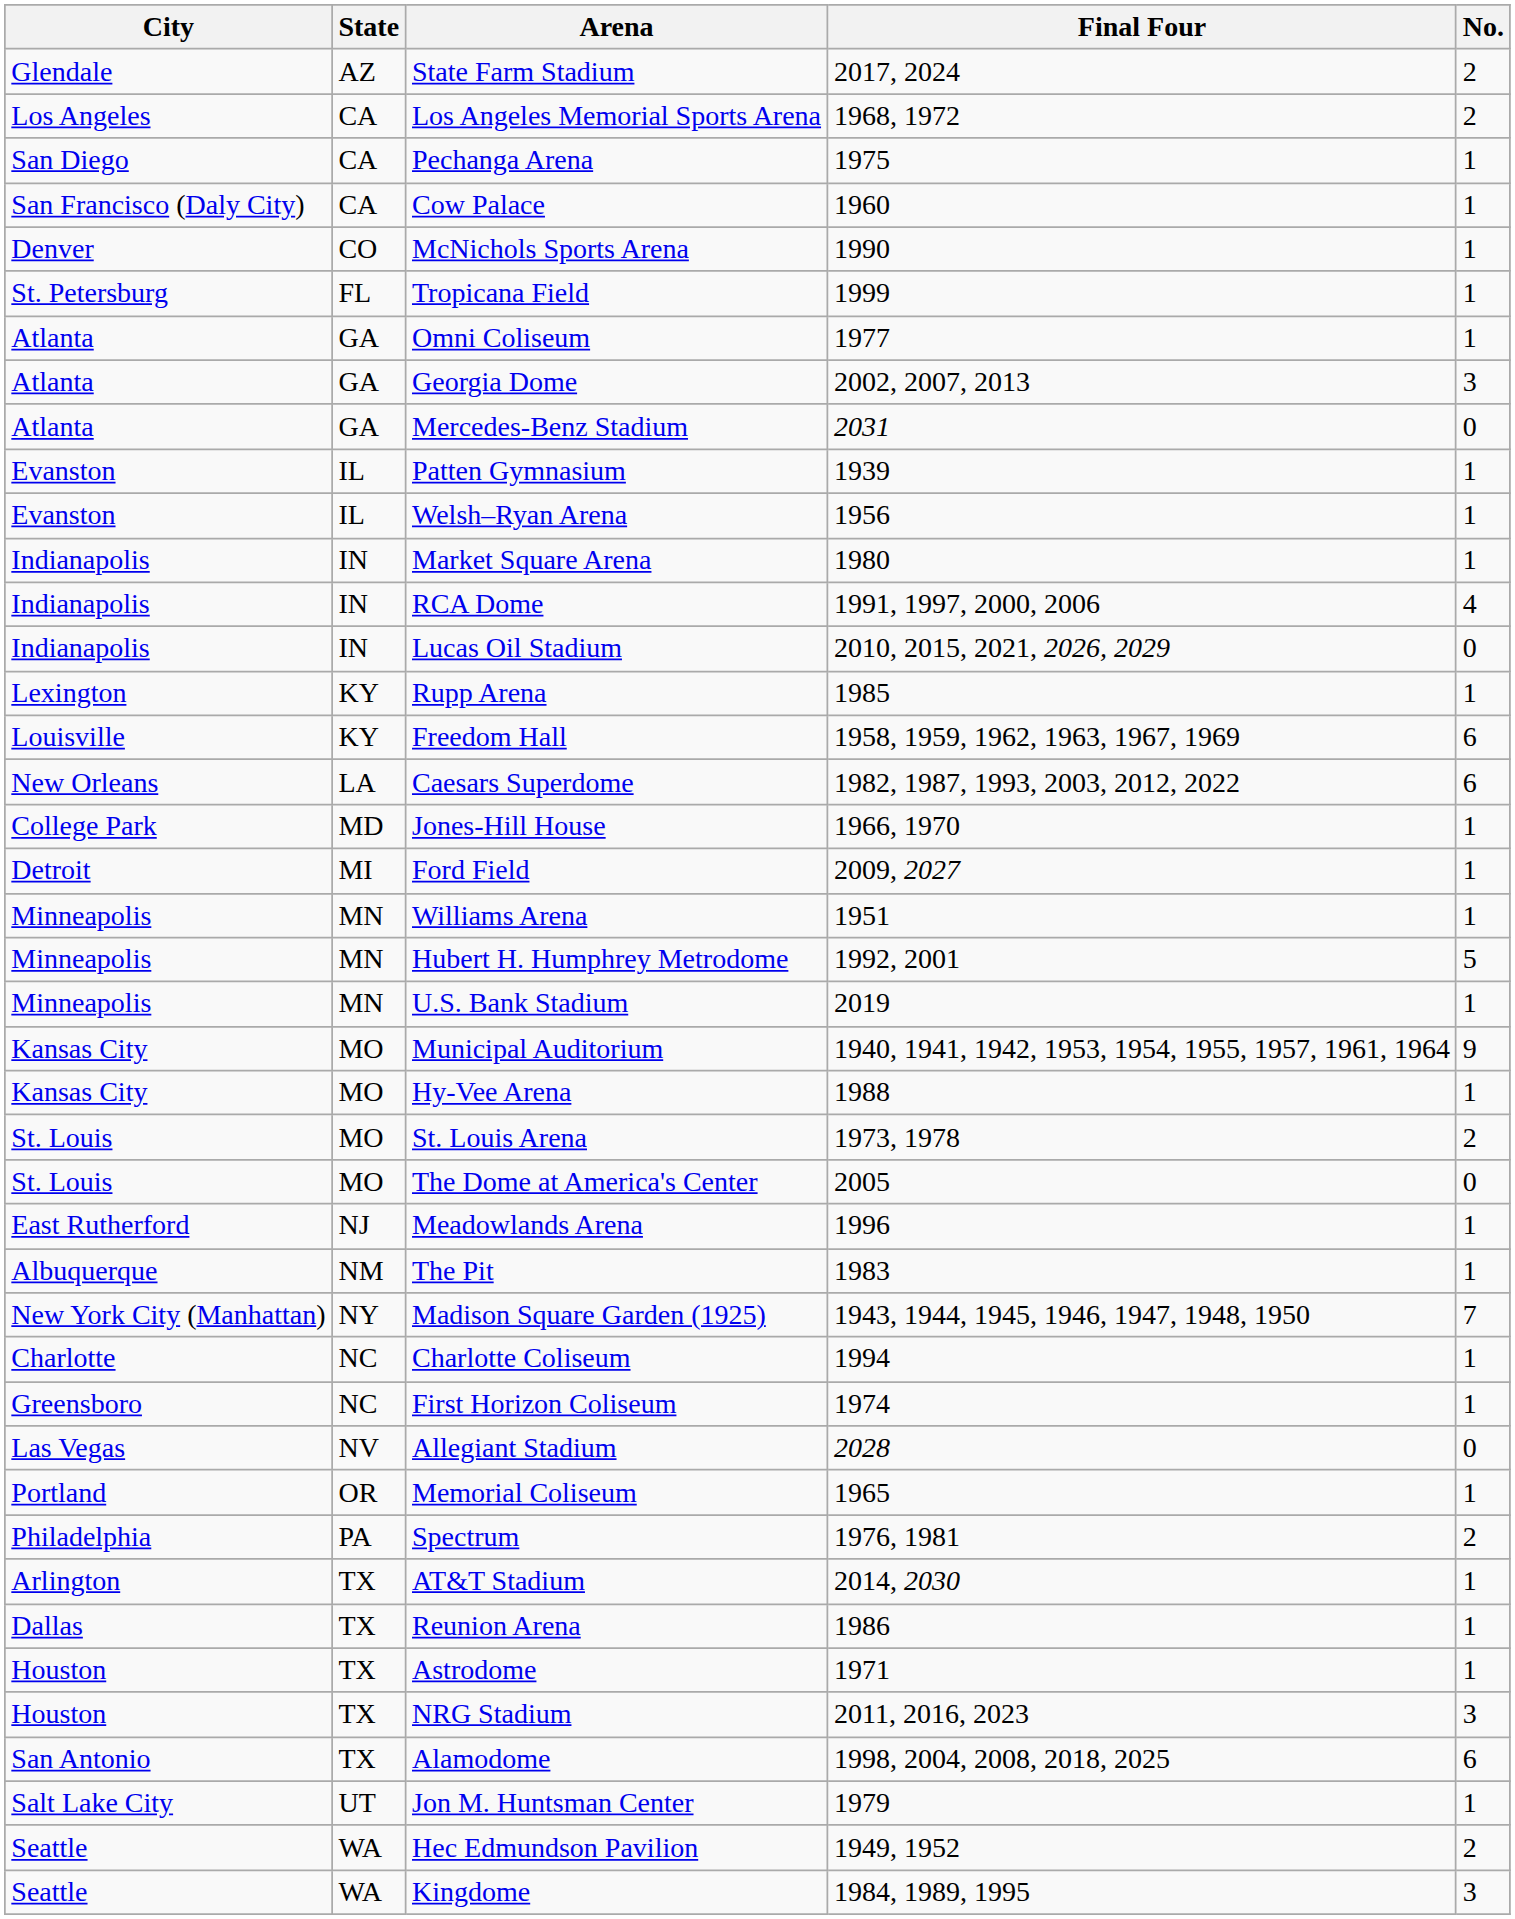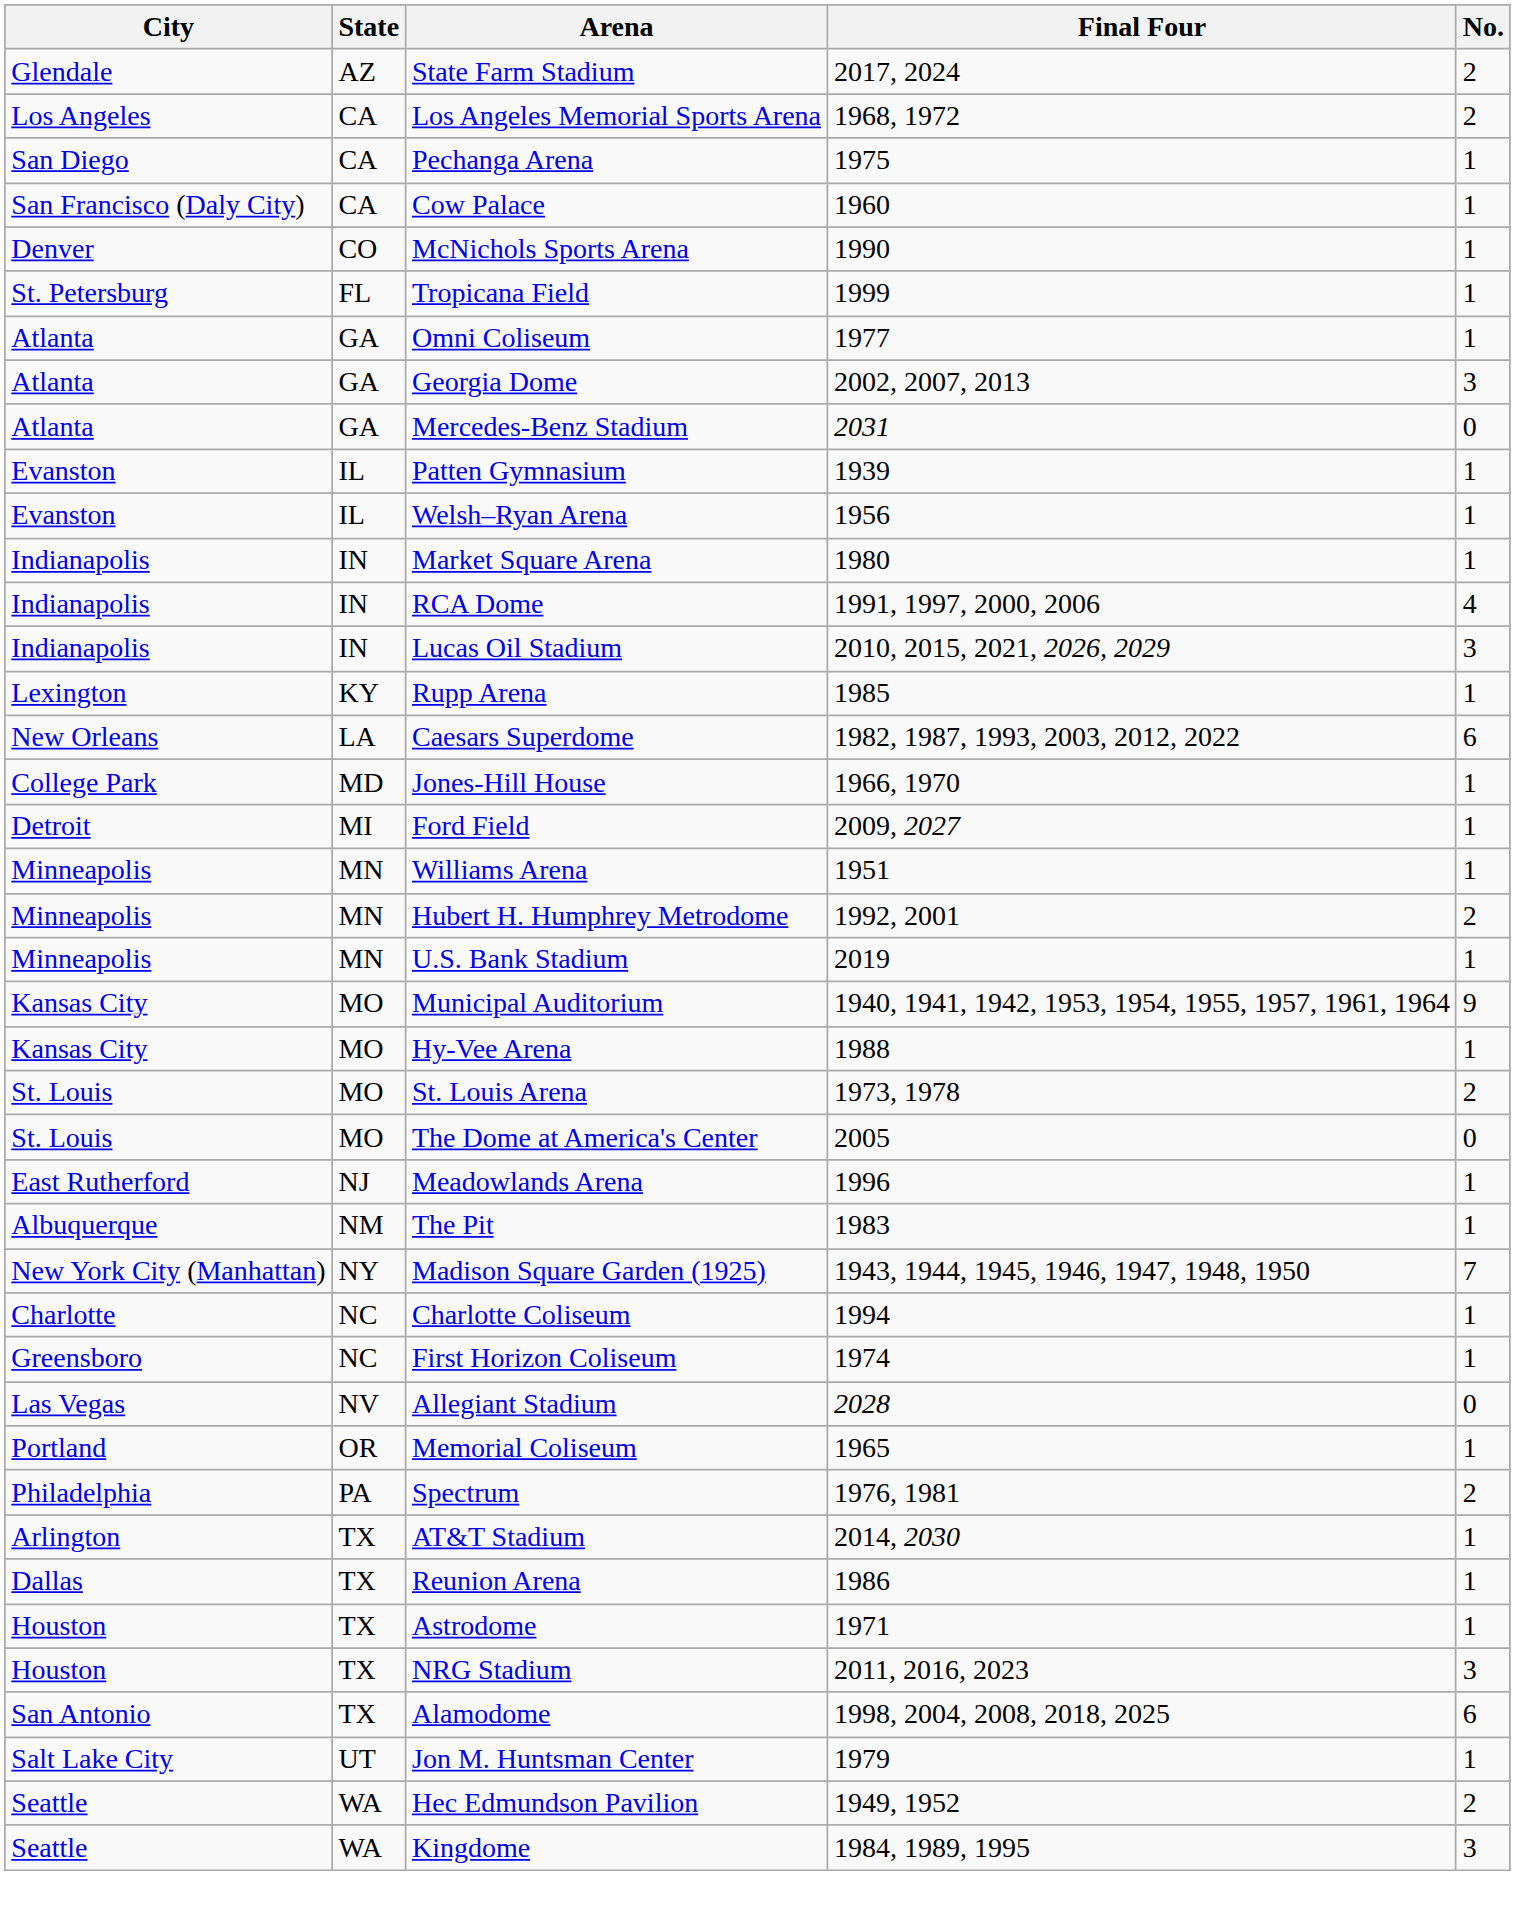(1470, 648) 0 -> (1470, 648) 3
- row: (489, 737)
(1470, 959) 5 -> (1470, 914) 2
